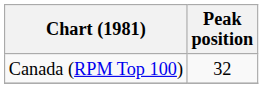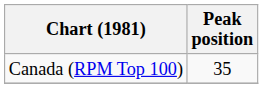(222, 68) 32 -> (222, 68) 35
